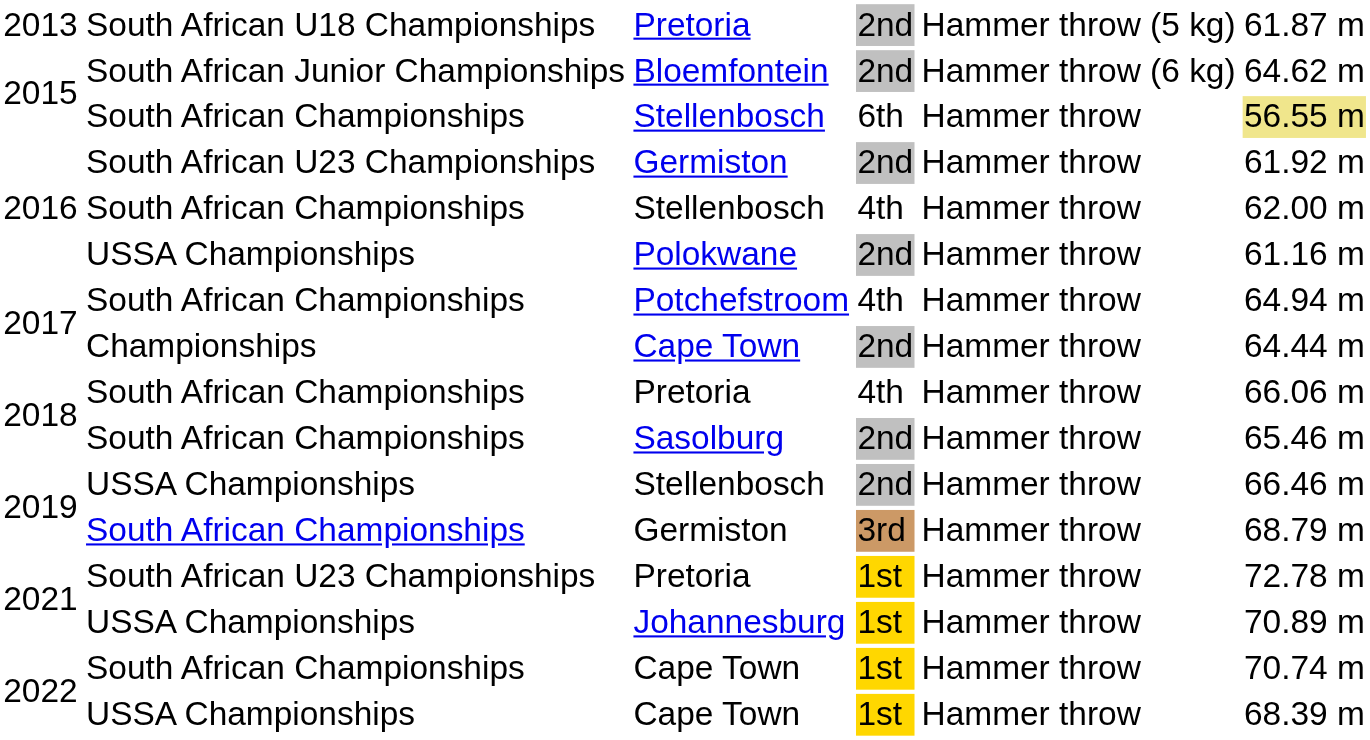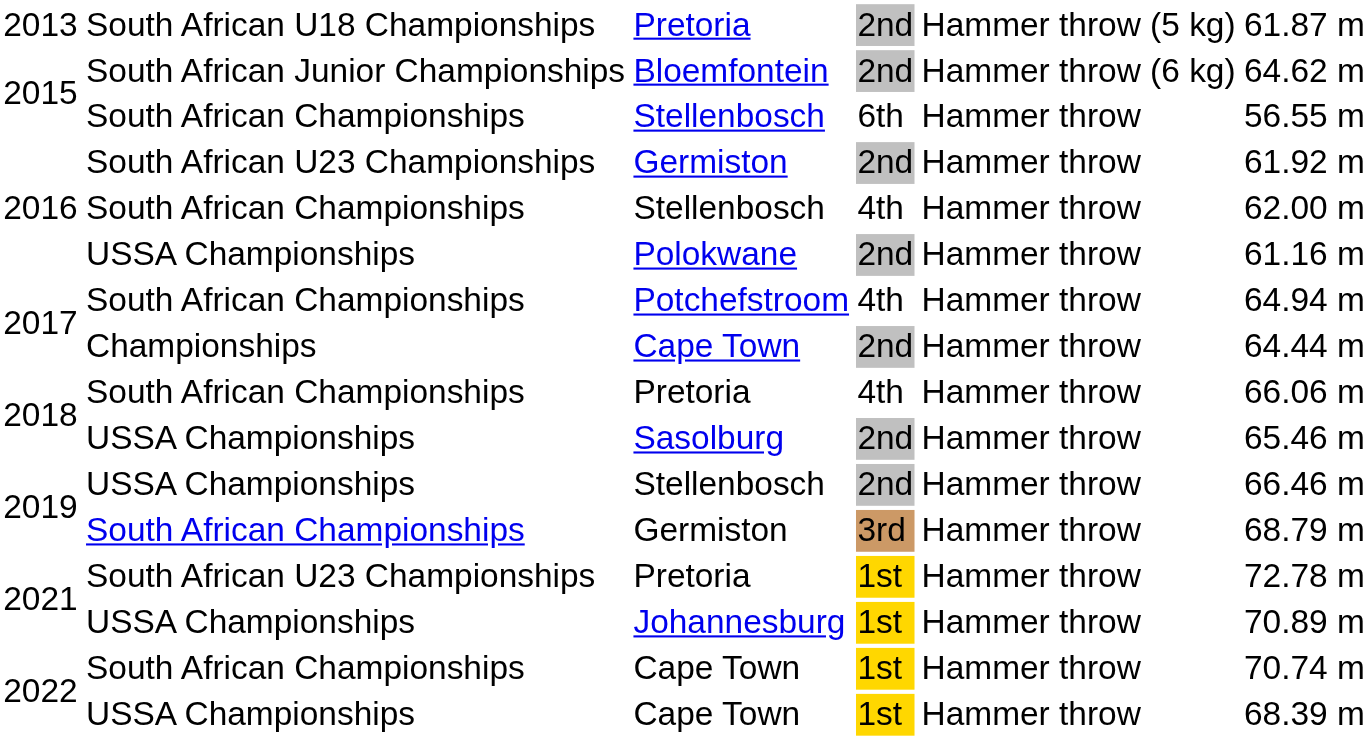(1304, 116) khaki background -> (1304, 116) no background
(305, 438) South African Championships -> (251, 438) USSA Championships
